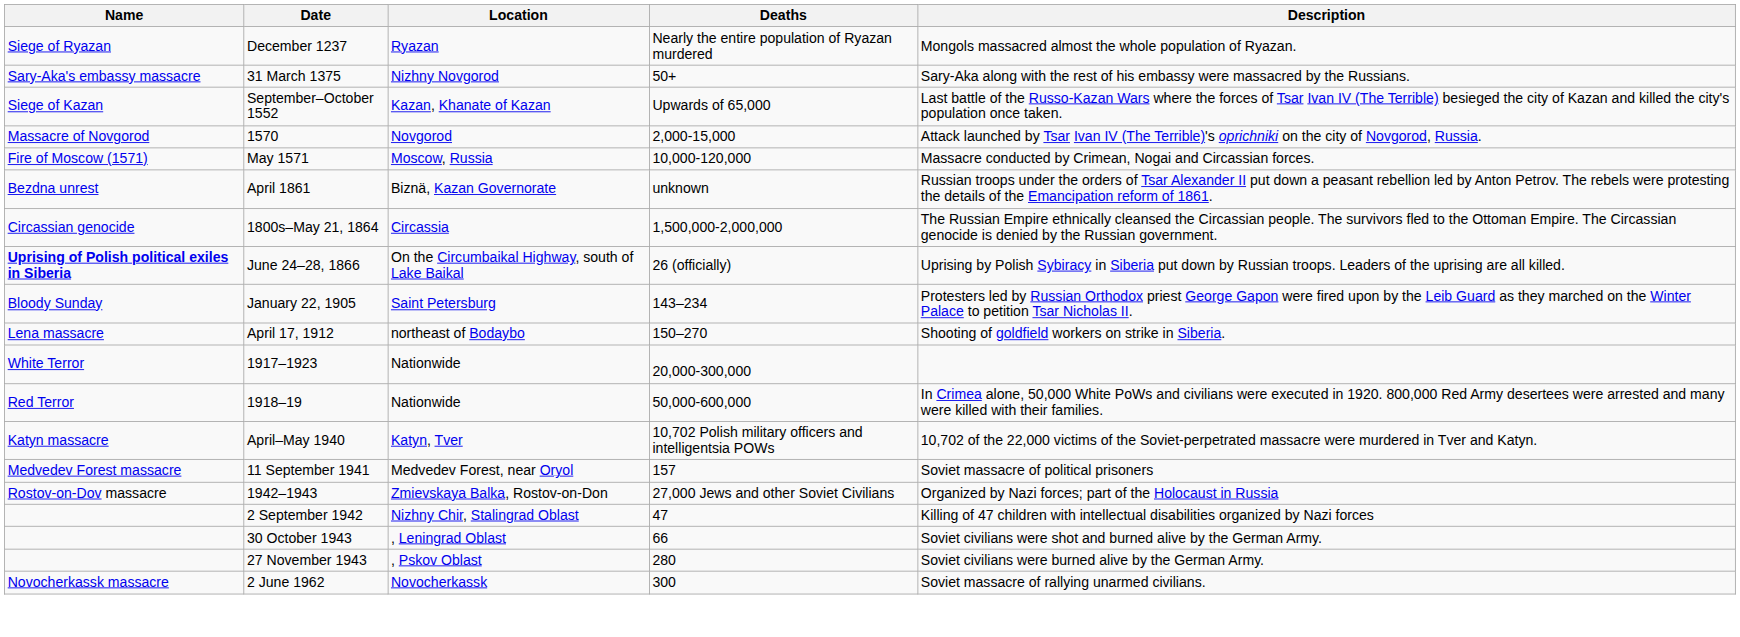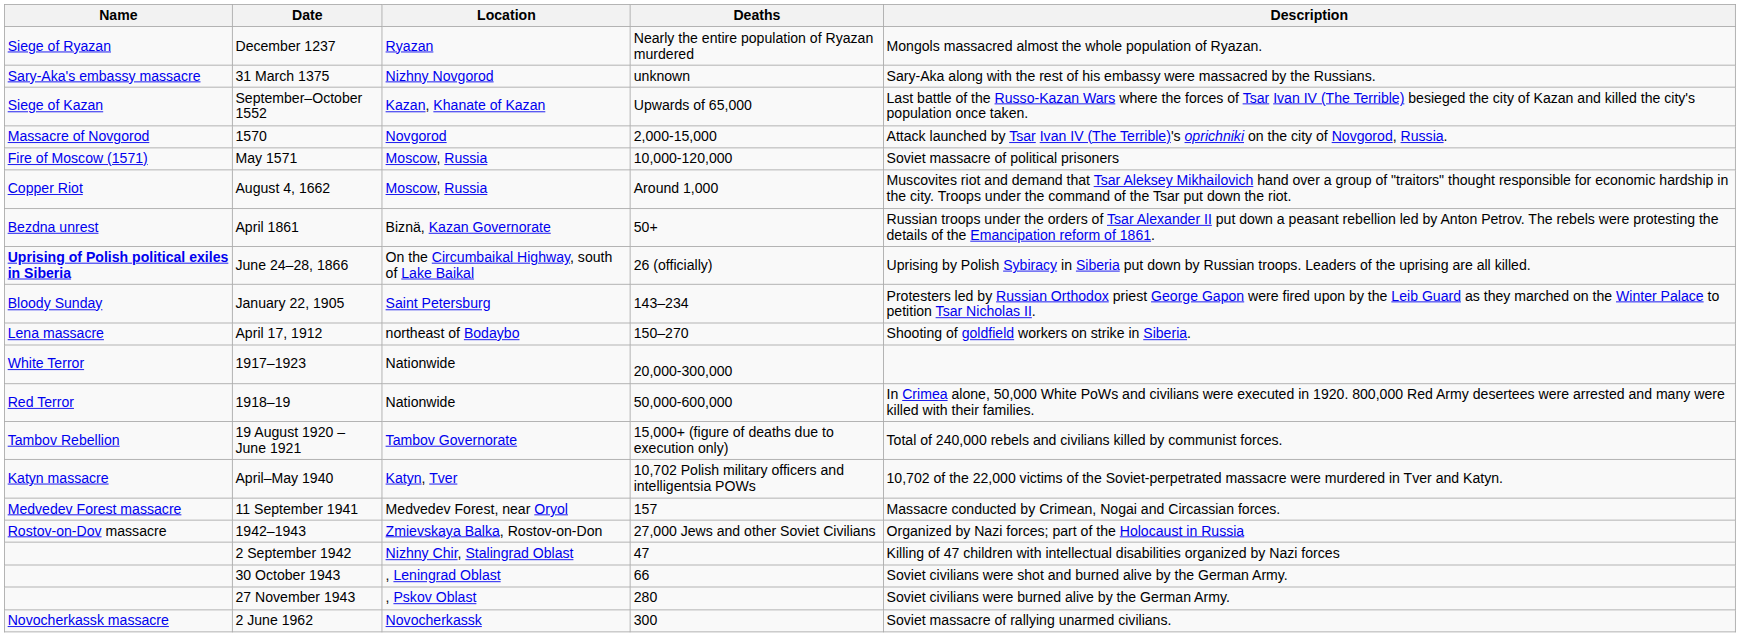(664, 76) 50+ -> (662, 76) unknown
(1118, 158) Massacre conducted by Crimean, Nogai and Circassian forces. -> (1003, 158) Soviet massacre of political prisoners
+ row: (283, 189)
(681, 189) unknown -> (646, 227) 50+
- row: (313, 227)
+ row: (290, 440)
(1037, 470) Soviet massacre of political prisoners -> (1083, 509) Massacre conducted by Crimean, Nogai and Circassian forces.
